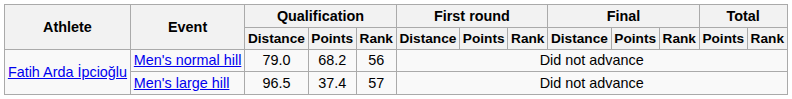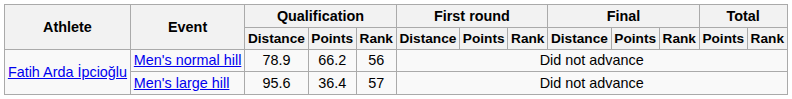(276, 60) 79.0 -> (276, 60) 78.9
(332, 60) 68.2 -> (332, 60) 66.2
(276, 83) 96.5 -> (276, 83) 95.6
(332, 83) 37.4 -> (332, 83) 36.4
